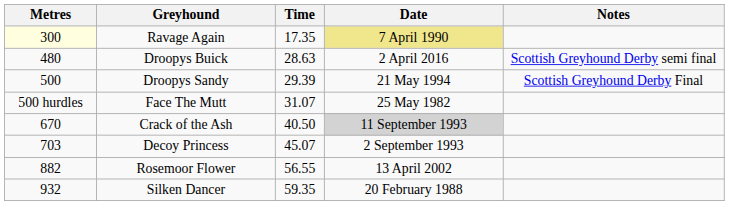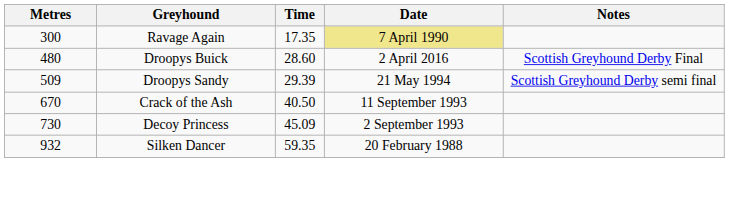(51, 37) lightyellow background -> (51, 37) no background
(300, 59) 28.63 -> (300, 59) 28.60
(613, 59) Scottish Greyhound Derby semi final -> (613, 59) Scottish Greyhound Derby Final
(51, 80) 500 -> (51, 80) 509
(613, 80) Scottish Greyhound Derby Final -> (613, 80) Scottish Greyhound Derby semi final
- row: (186, 102)
(414, 124) lightgrey background -> (414, 102) no background
(51, 146) 703 -> (51, 124) 730
(300, 146) 45.07 -> (300, 124) 45.09
- row: (186, 168)
